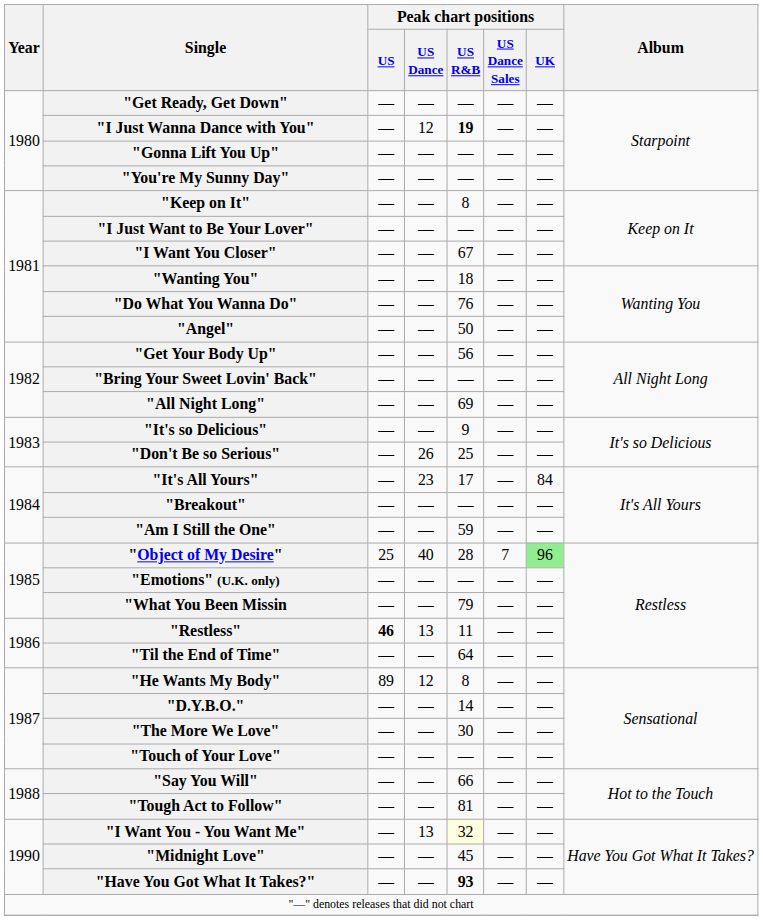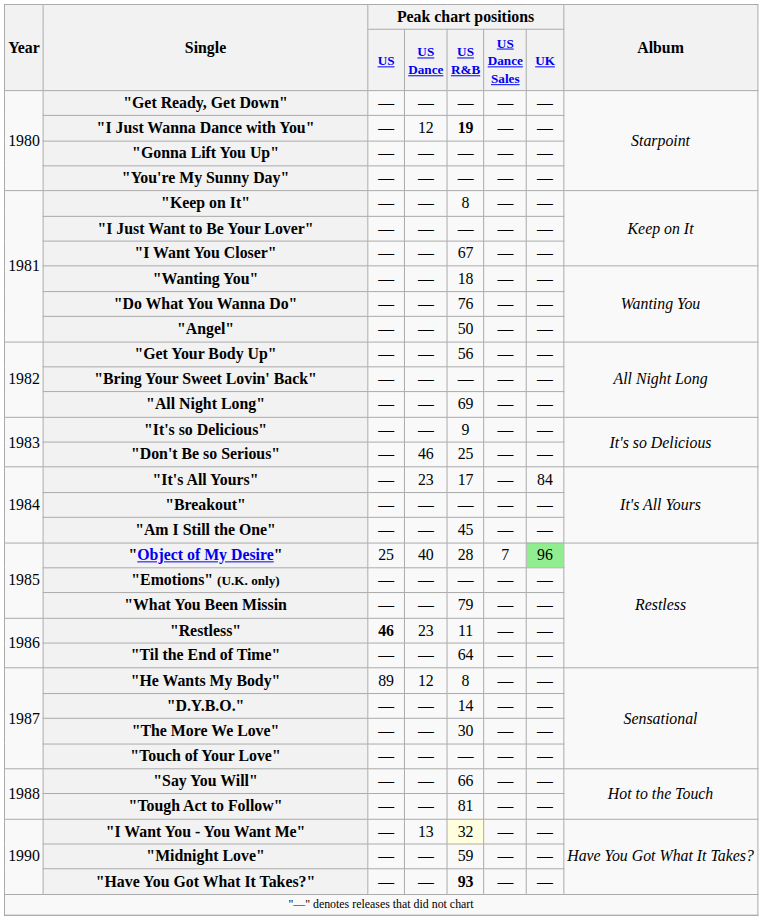(426, 454) 26 -> (426, 454) 46
(466, 530) 59 -> (466, 530) 45
(426, 630) 13 -> (426, 630) 23
(466, 856) 45 -> (466, 856) 59
